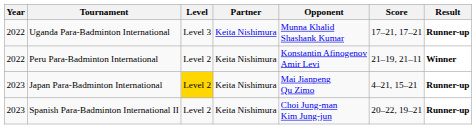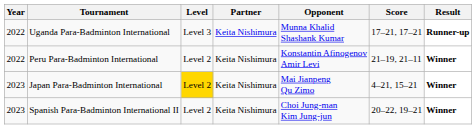(448, 85) Runner-up -> (441, 85) Winner
(448, 111) Runner-up -> (441, 111) Winner
